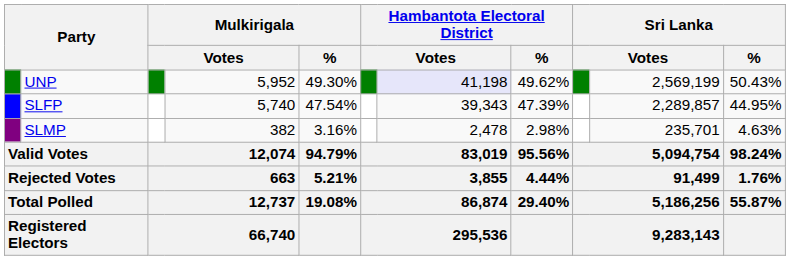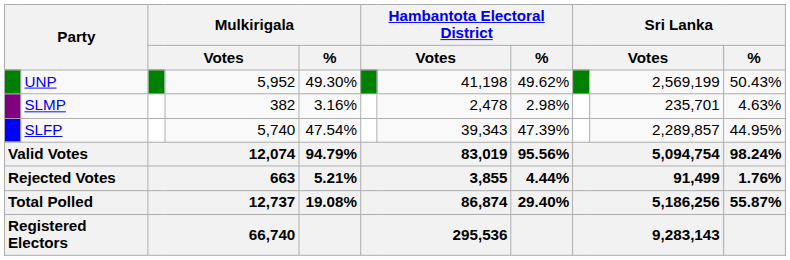(484, 81) lavender background -> (484, 81) no background
rows swapped: (43, 105) <-> (45, 130)
